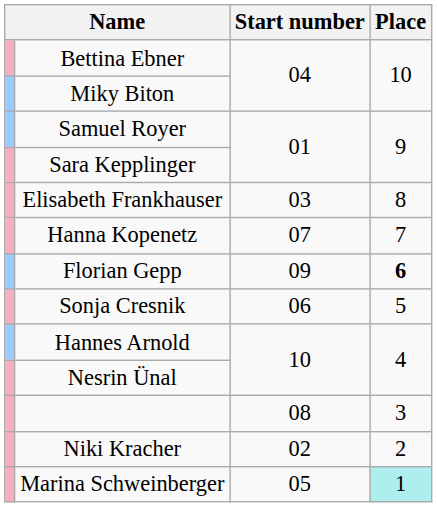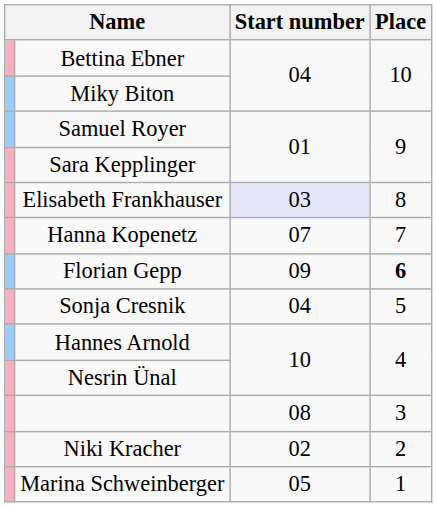(300, 199) no background -> (300, 199) lavender background
(300, 306) 06 -> (300, 306) 04
(401, 484) paleturquoise background -> (401, 484) no background
